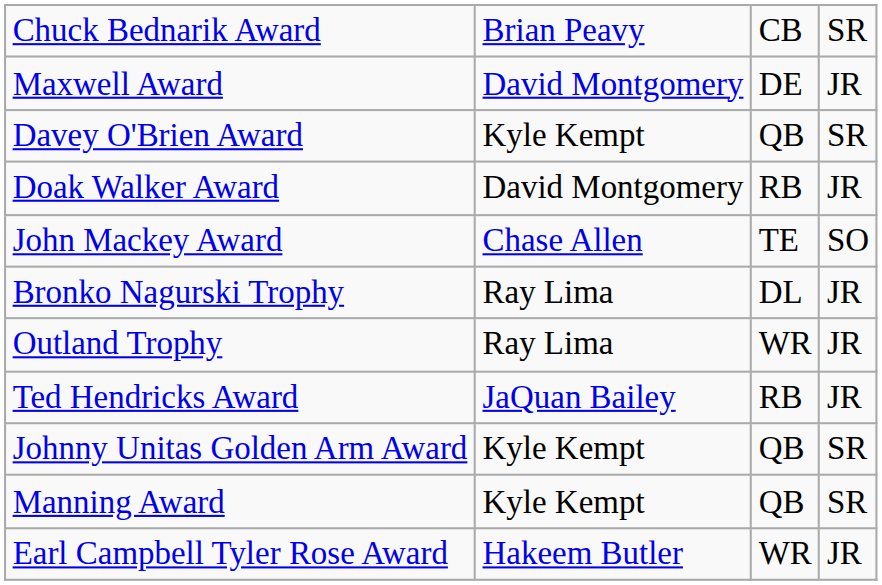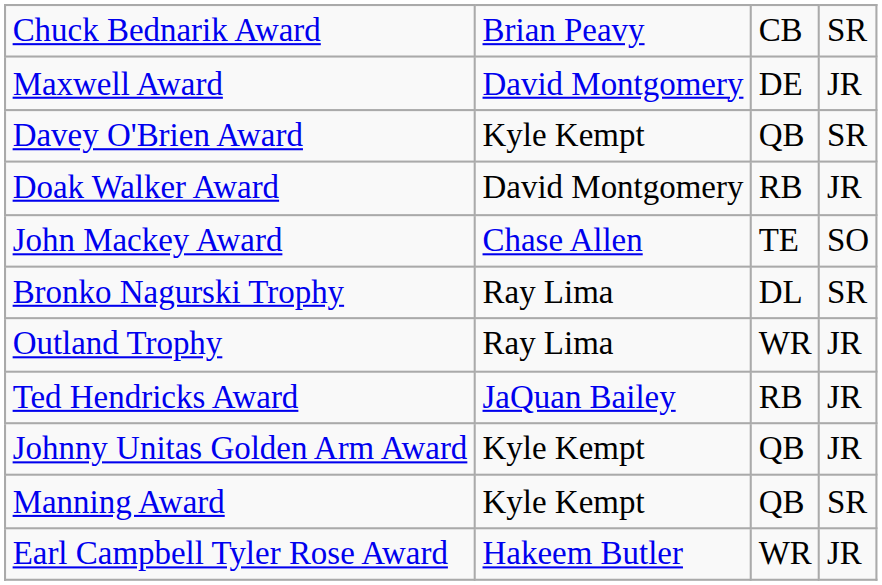(844, 291) JR -> (847, 291) SR
(847, 448) SR -> (844, 448) JR
